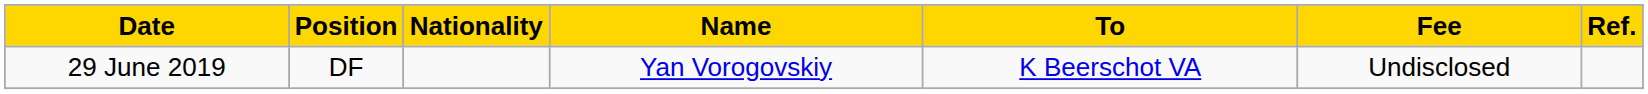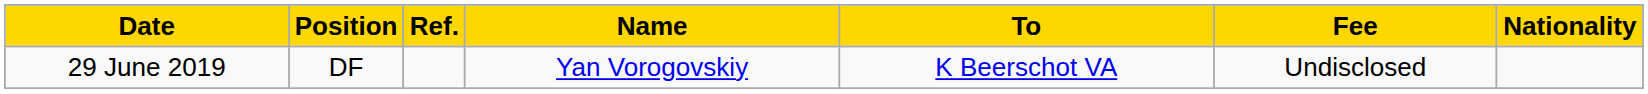columns swapped: (476, 26) <-> (1612, 26)
